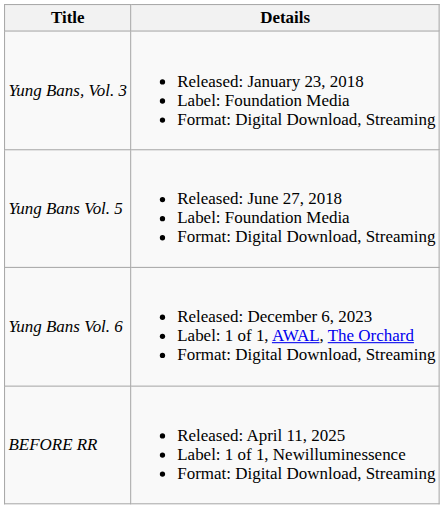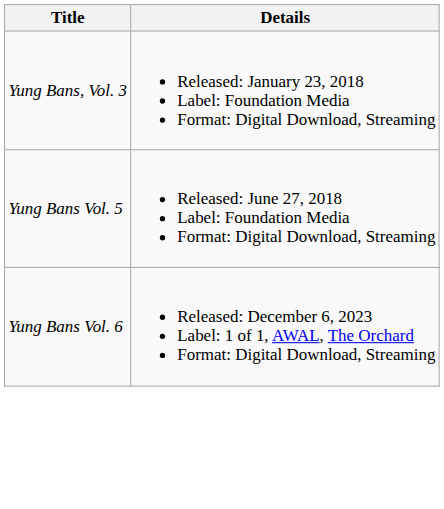- row: (53, 444)
